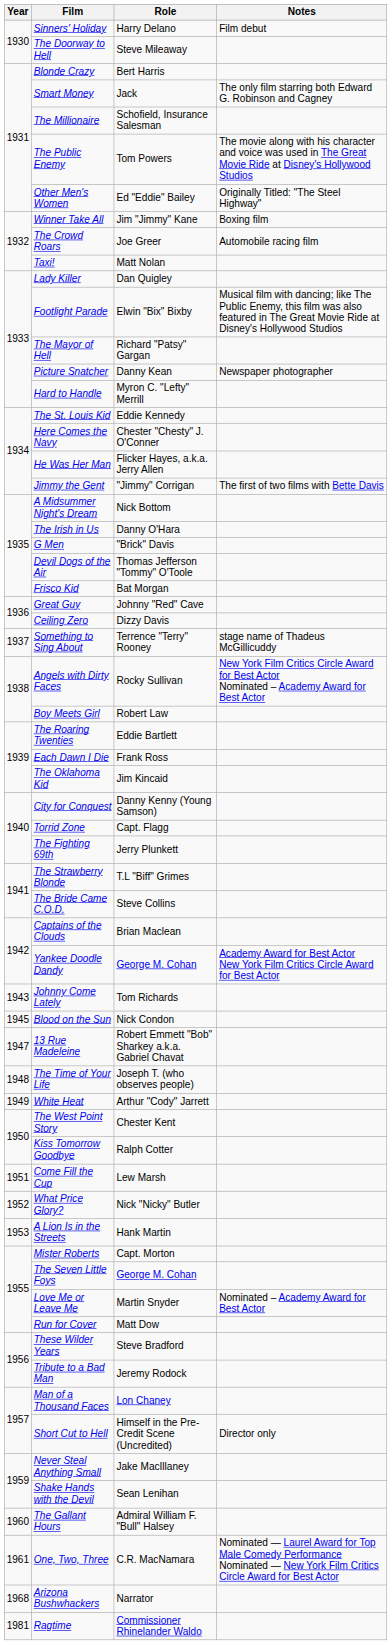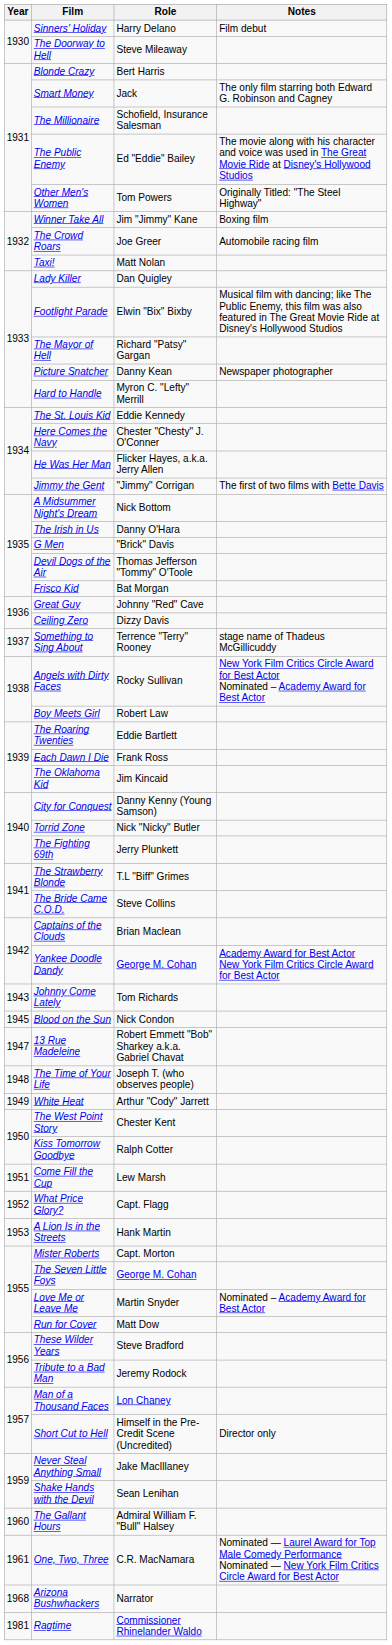(144, 159) Tom Powers -> (156, 159) Ed "Eddie" Bailey
(156, 198) Ed "Eddie" Bailey -> (144, 198) Tom Powers
(142, 828) Capt. Flagg -> (158, 828) Nick "Nicky" Butler
(158, 1205) Nick "Nicky" Butler -> (142, 1205) Capt. Flagg
